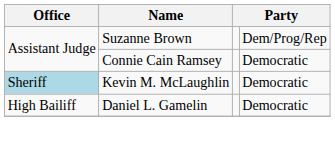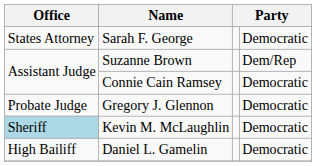+ row: (147, 37)
(284, 37) Dem/Prog/Rep -> (269, 60) Dem/Rep
+ row: (158, 104)
